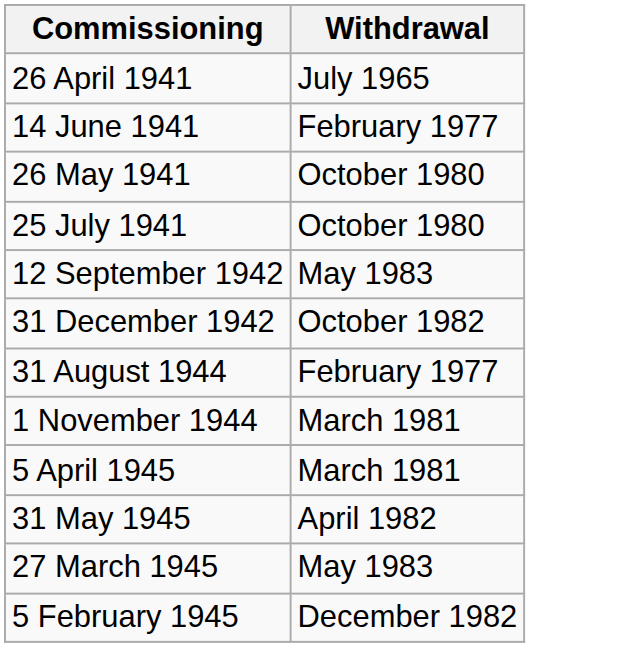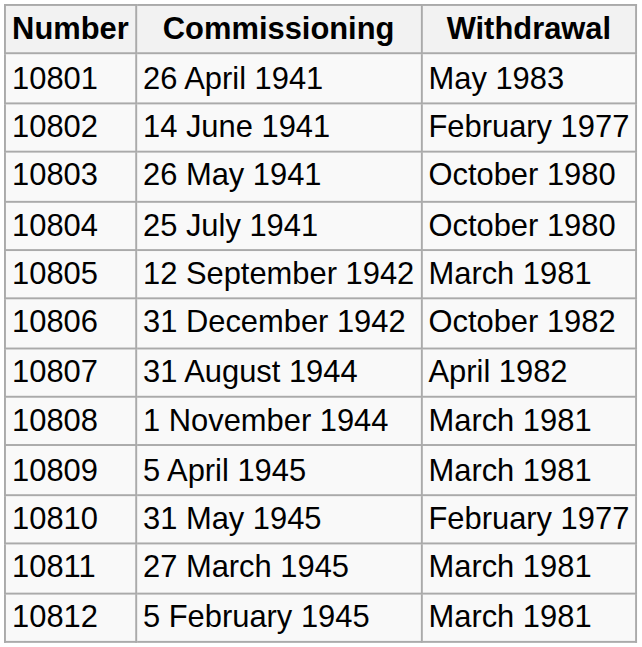+ column: (70, 28)
(364, 77) July 1965 -> (496, 77) May 1983
(365, 273) May 1983 -> (510, 273) March 1981
(398, 371) February 1977 -> (498, 371) April 1982
(367, 518) April 1982 -> (529, 518) February 1977
(365, 567) May 1983 -> (510, 567) March 1981
(407, 616) December 1982 -> (510, 616) March 1981
